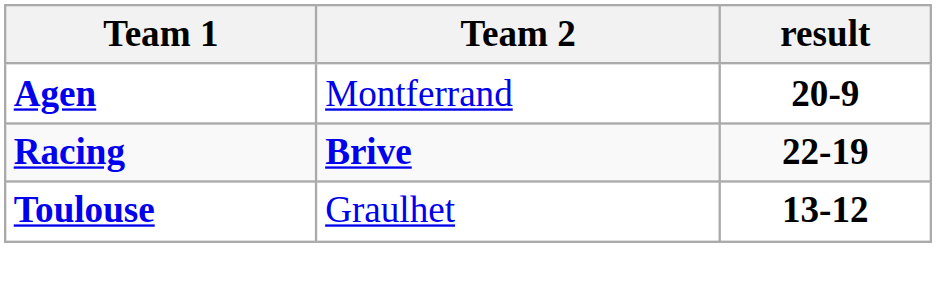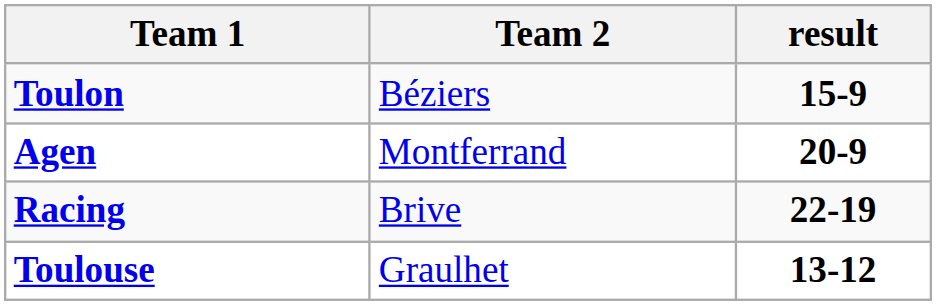+ row: (69, 92)
(368, 151) bold -> (420, 210) normal
